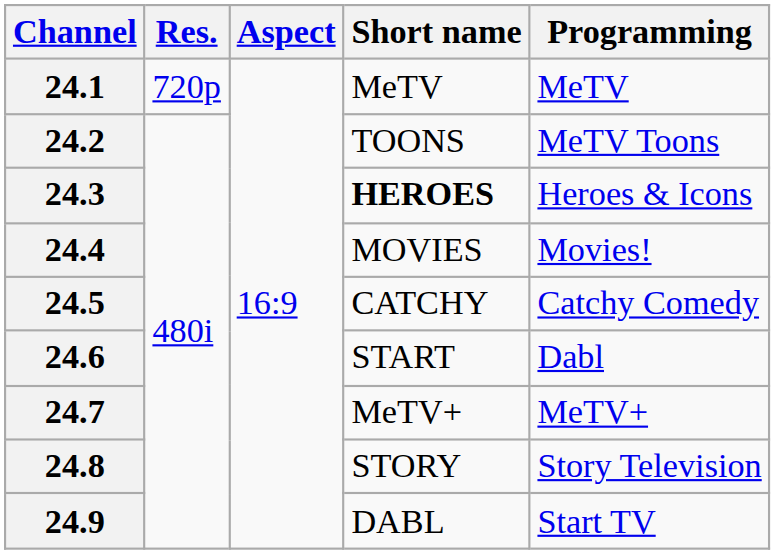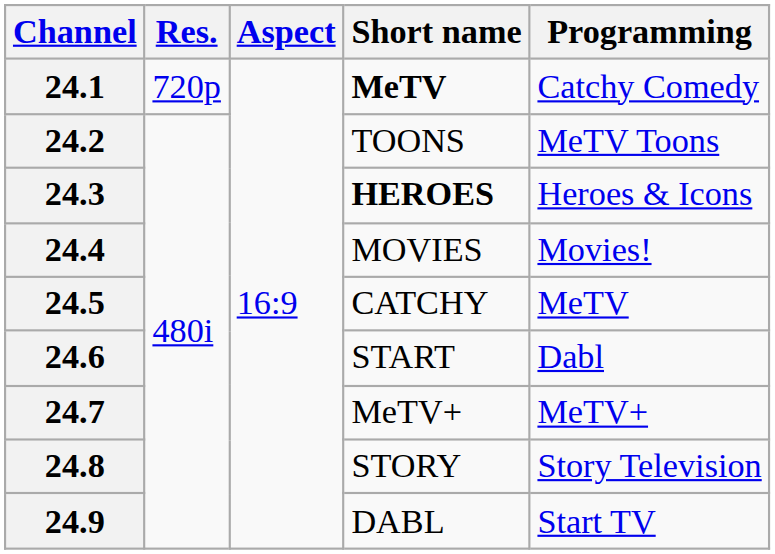(397, 85) normal -> (399, 85) bold
(583, 85) MeTV -> (648, 85) Catchy Comedy
(648, 303) Catchy Comedy -> (583, 303) MeTV
